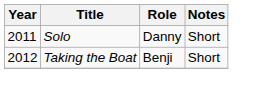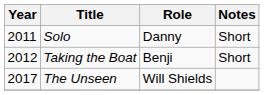+ row: (80, 79)
